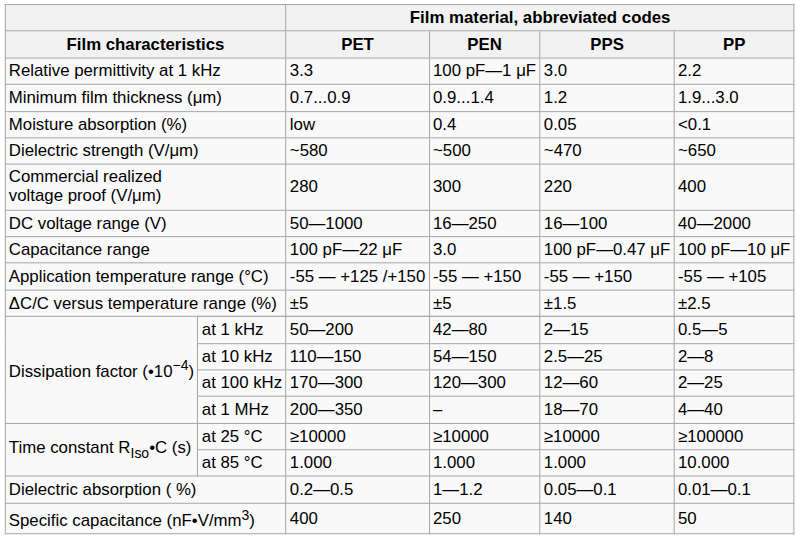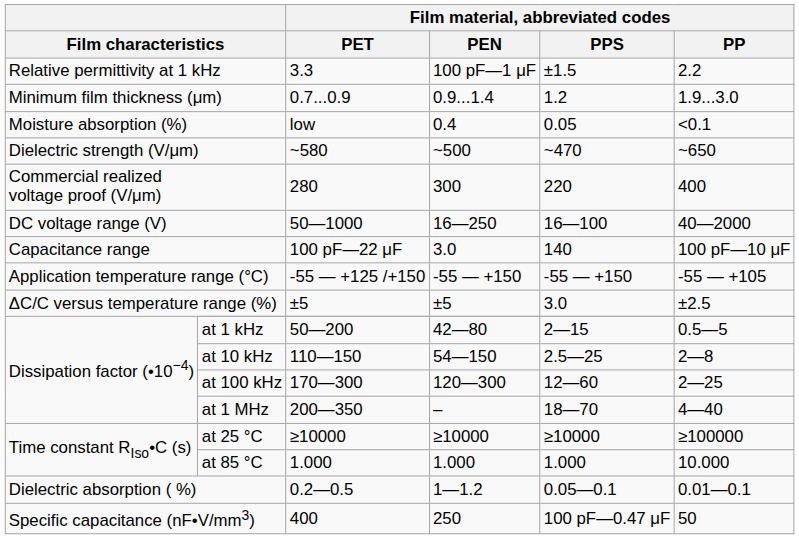(556, 71) 3.0 -> (560, 71) ±1.5
(607, 249) 100 pF—0.47 μF -> (558, 249) 140
(560, 303) ±1.5 -> (556, 303) 3.0
(558, 518) 140 -> (607, 518) 100 pF—0.47 μF
